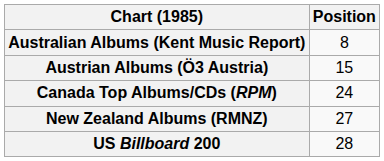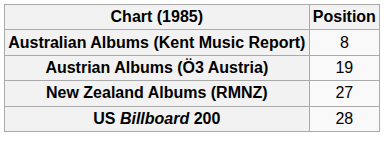(344, 67) 15 -> (344, 67) 19
- row: (157, 93)
